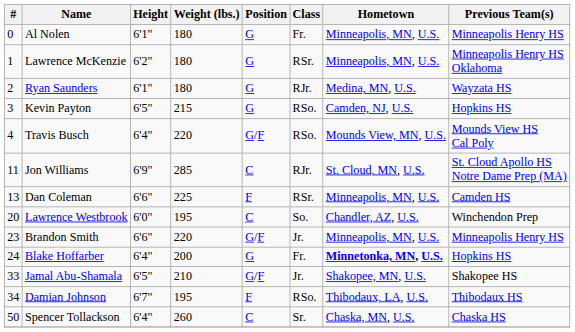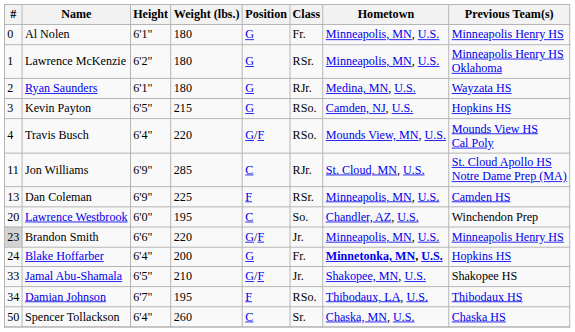(143, 197) 6'6" -> (143, 197) 6'9"
(13, 237) no background -> (13, 237) lightgrey background
